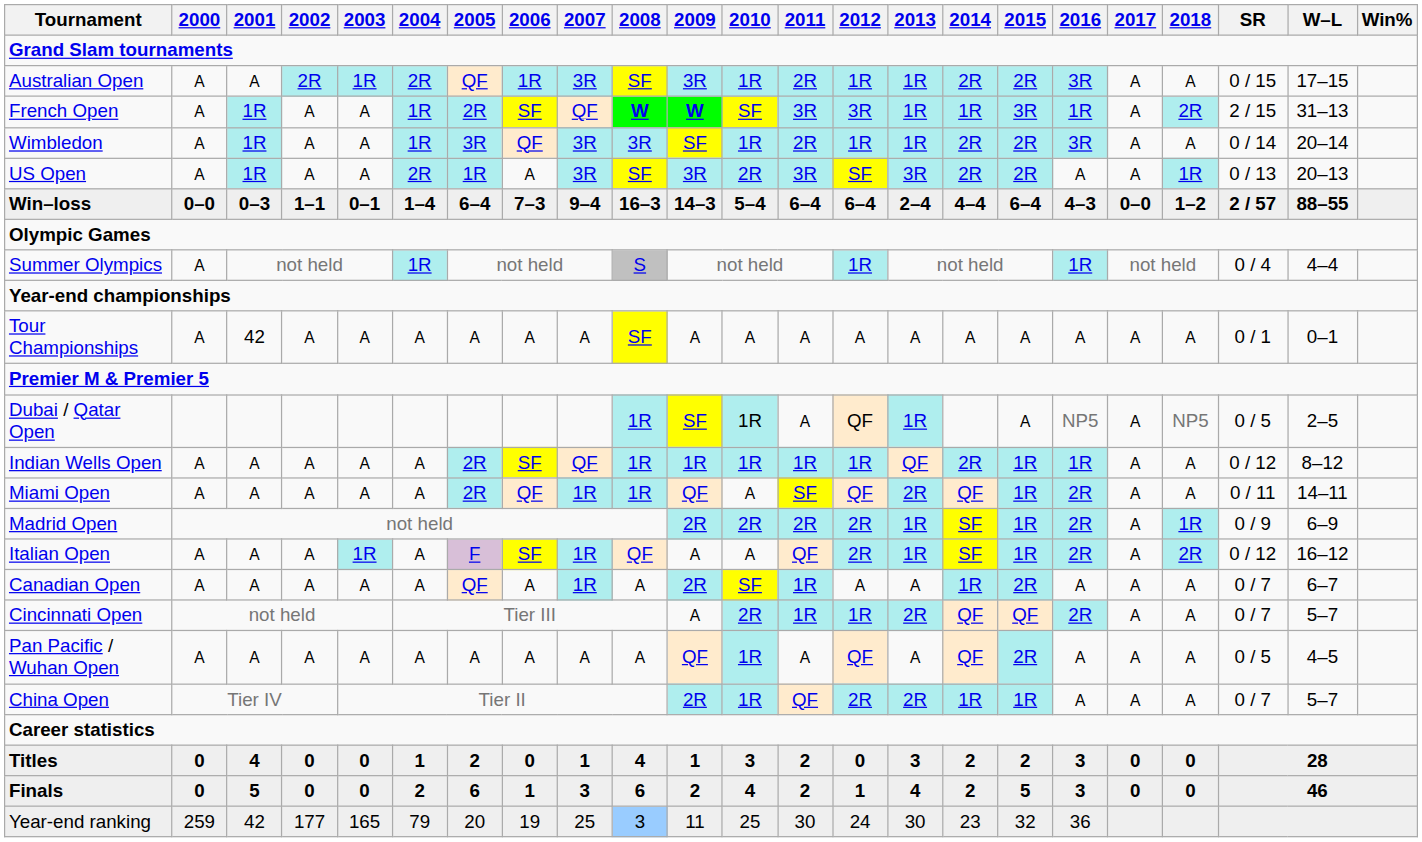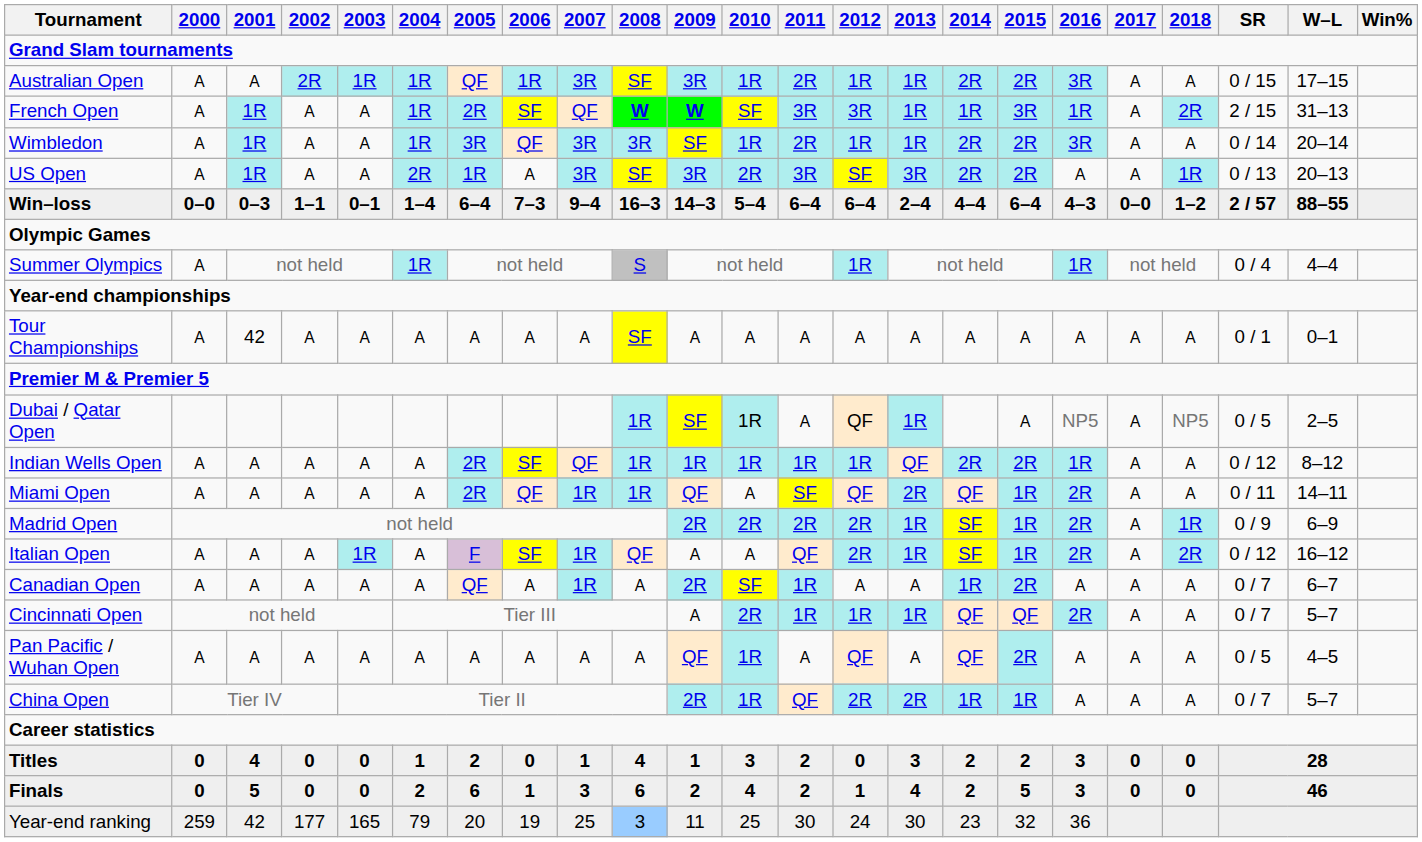(420, 81) 2R -> (420, 81) 1R
(1025, 462) 1R -> (1025, 462) 2R
(915, 615) 2R -> (915, 615) 1R
